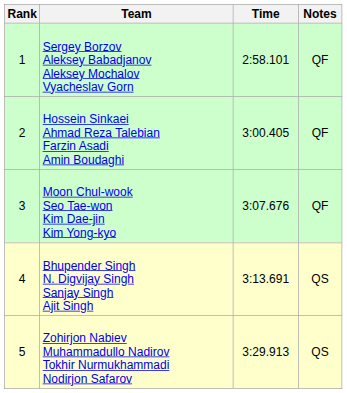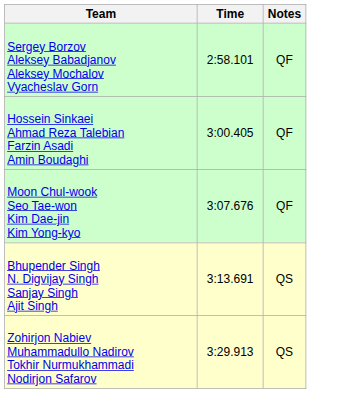- column: (22, 14)
